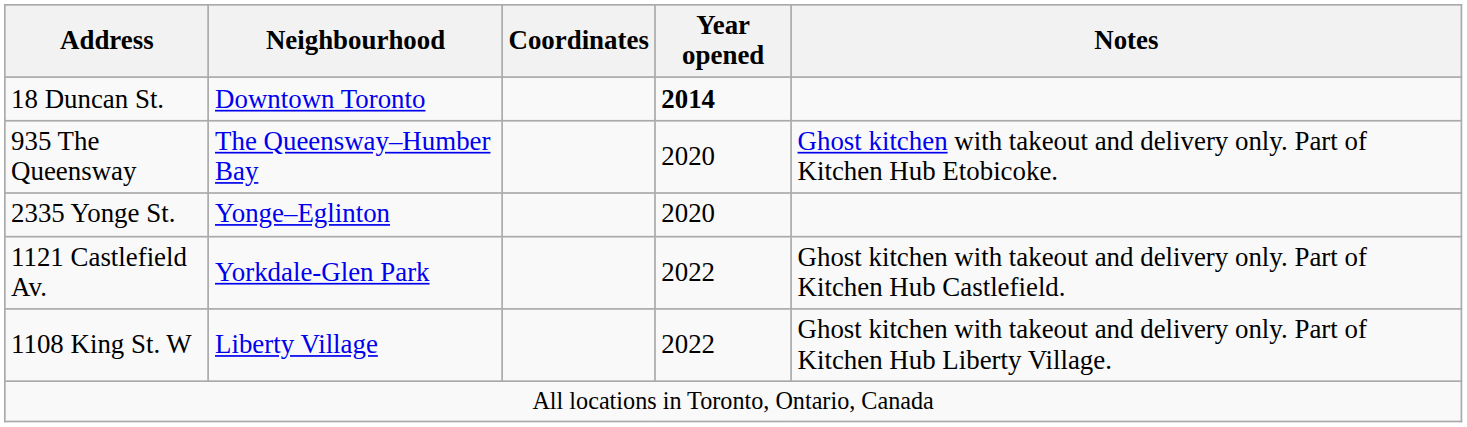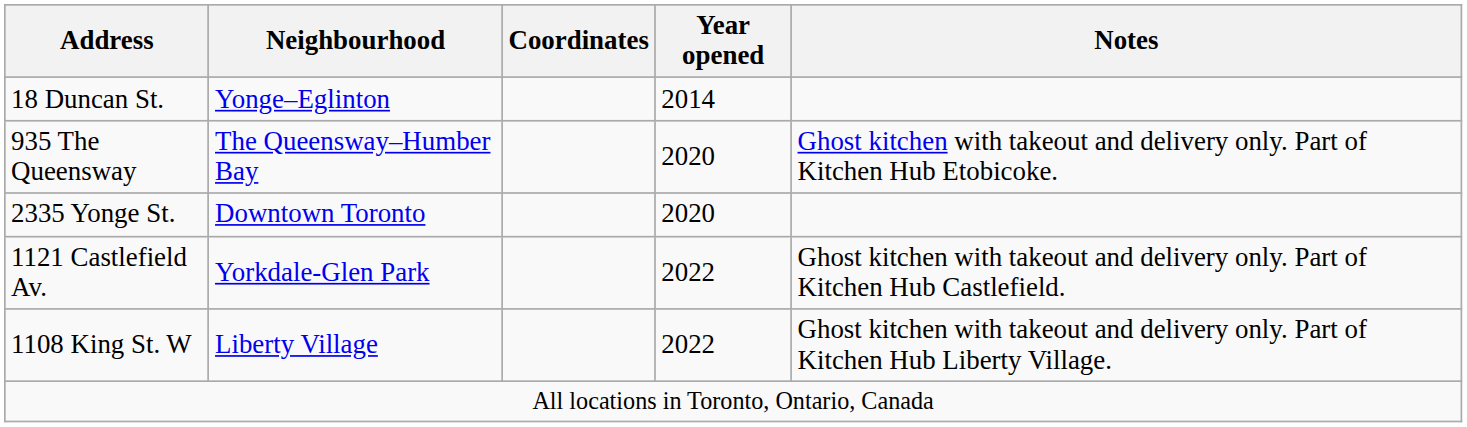(320, 98) Downtown Toronto -> (303, 98) Yonge–Eglinton
(688, 98) bold -> (688, 98) normal
(303, 214) Yonge–Eglinton -> (320, 214) Downtown Toronto
